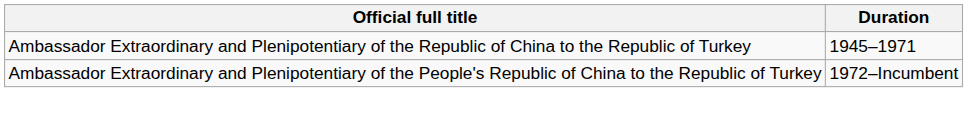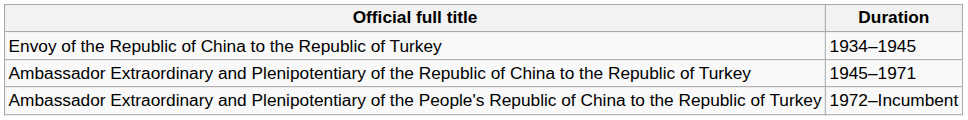+ row: (225, 45)
